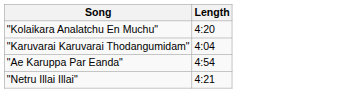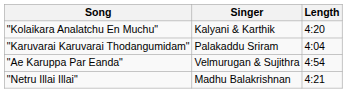+ column: (247, 12)
